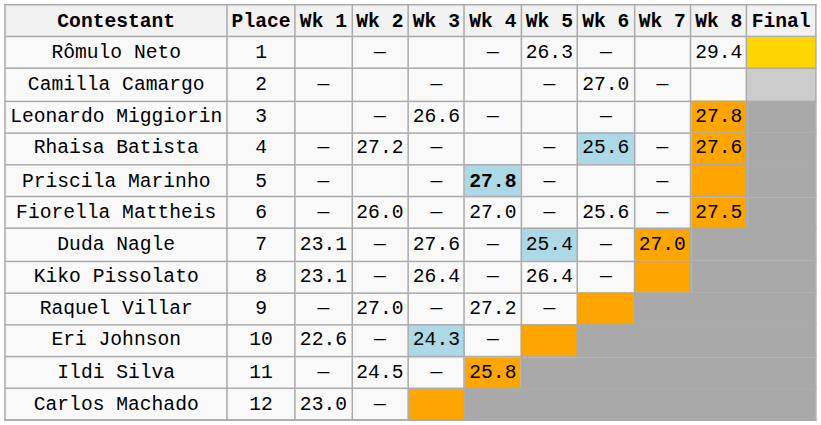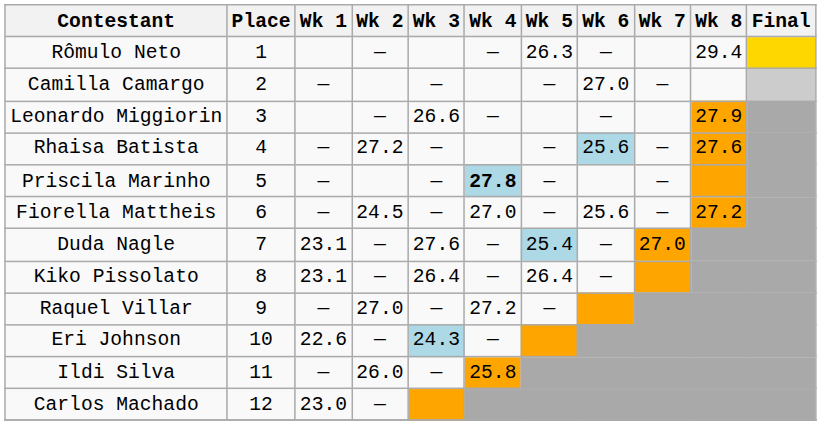(719, 117) 27.8 -> (719, 117) 27.9
(380, 213) 26.0 -> (380, 213) 24.5
(719, 213) 27.5 -> (719, 213) 27.2
(380, 373) 24.5 -> (380, 373) 26.0
